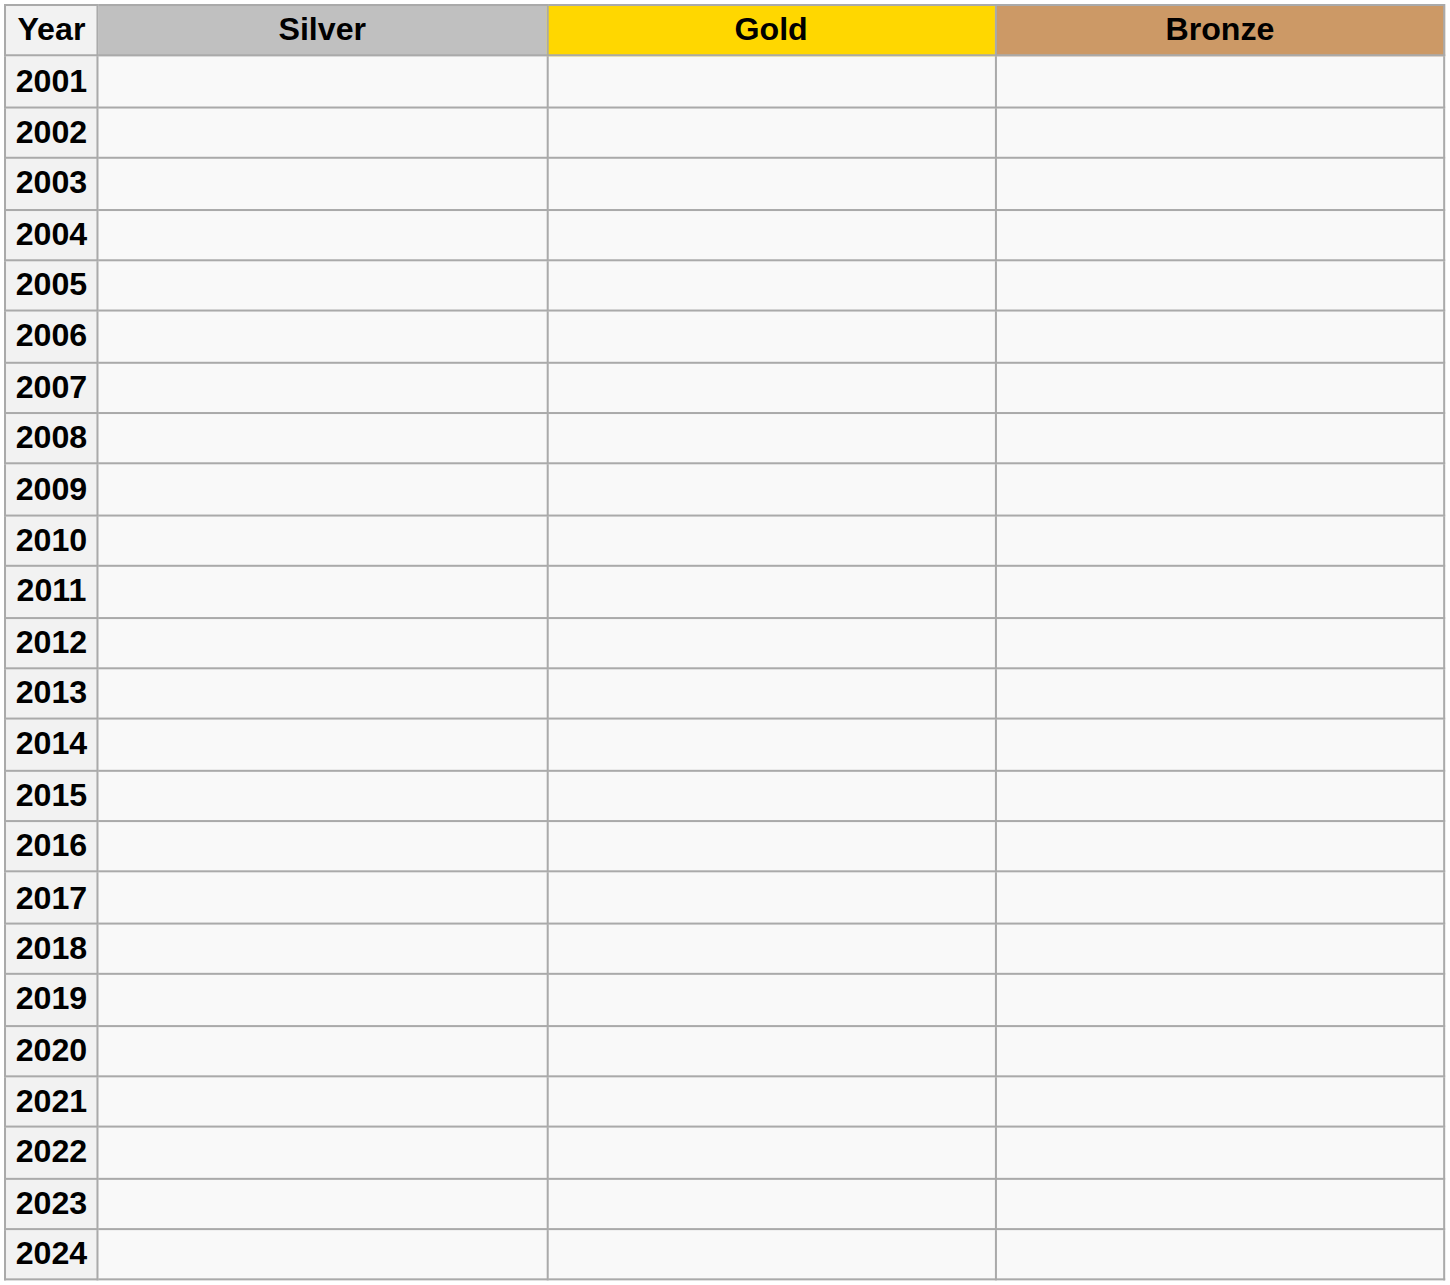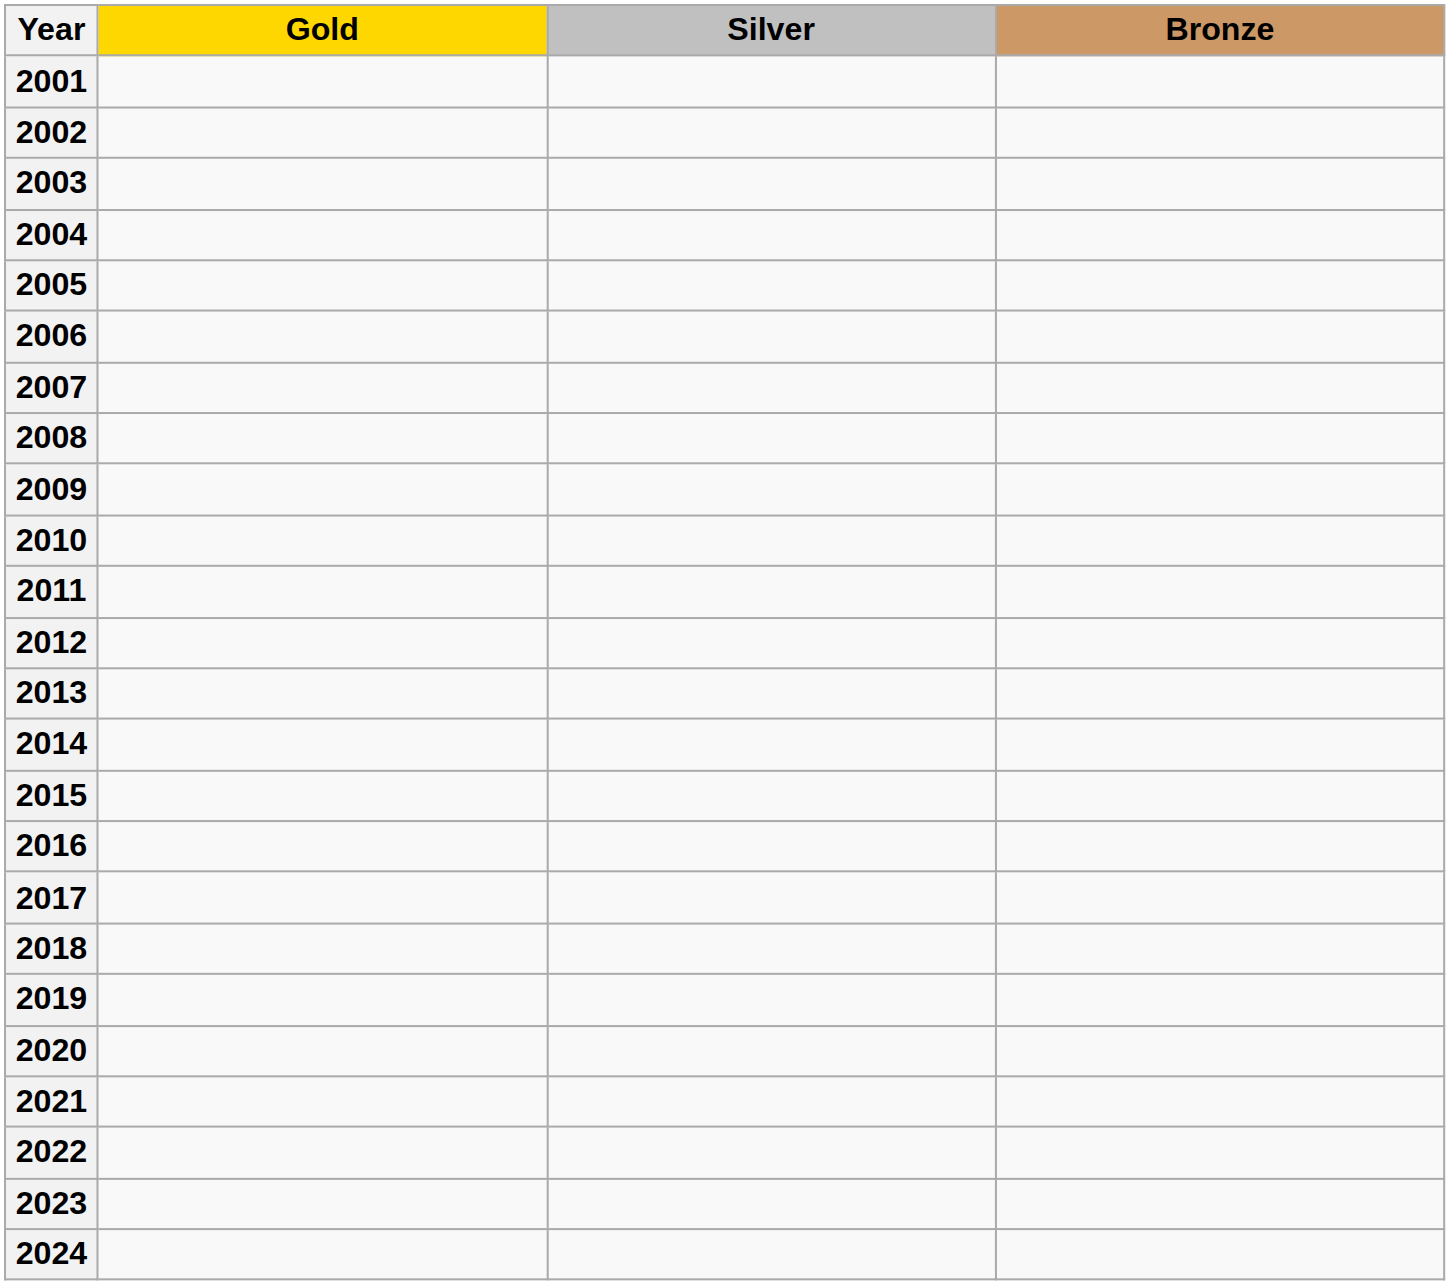columns swapped: (771, 30) <-> (322, 30)
